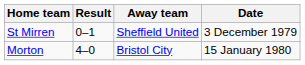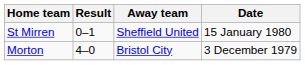(251, 32) 3 December 1979 -> (248, 32) 15 January 1980
(248, 50) 15 January 1980 -> (251, 50) 3 December 1979
